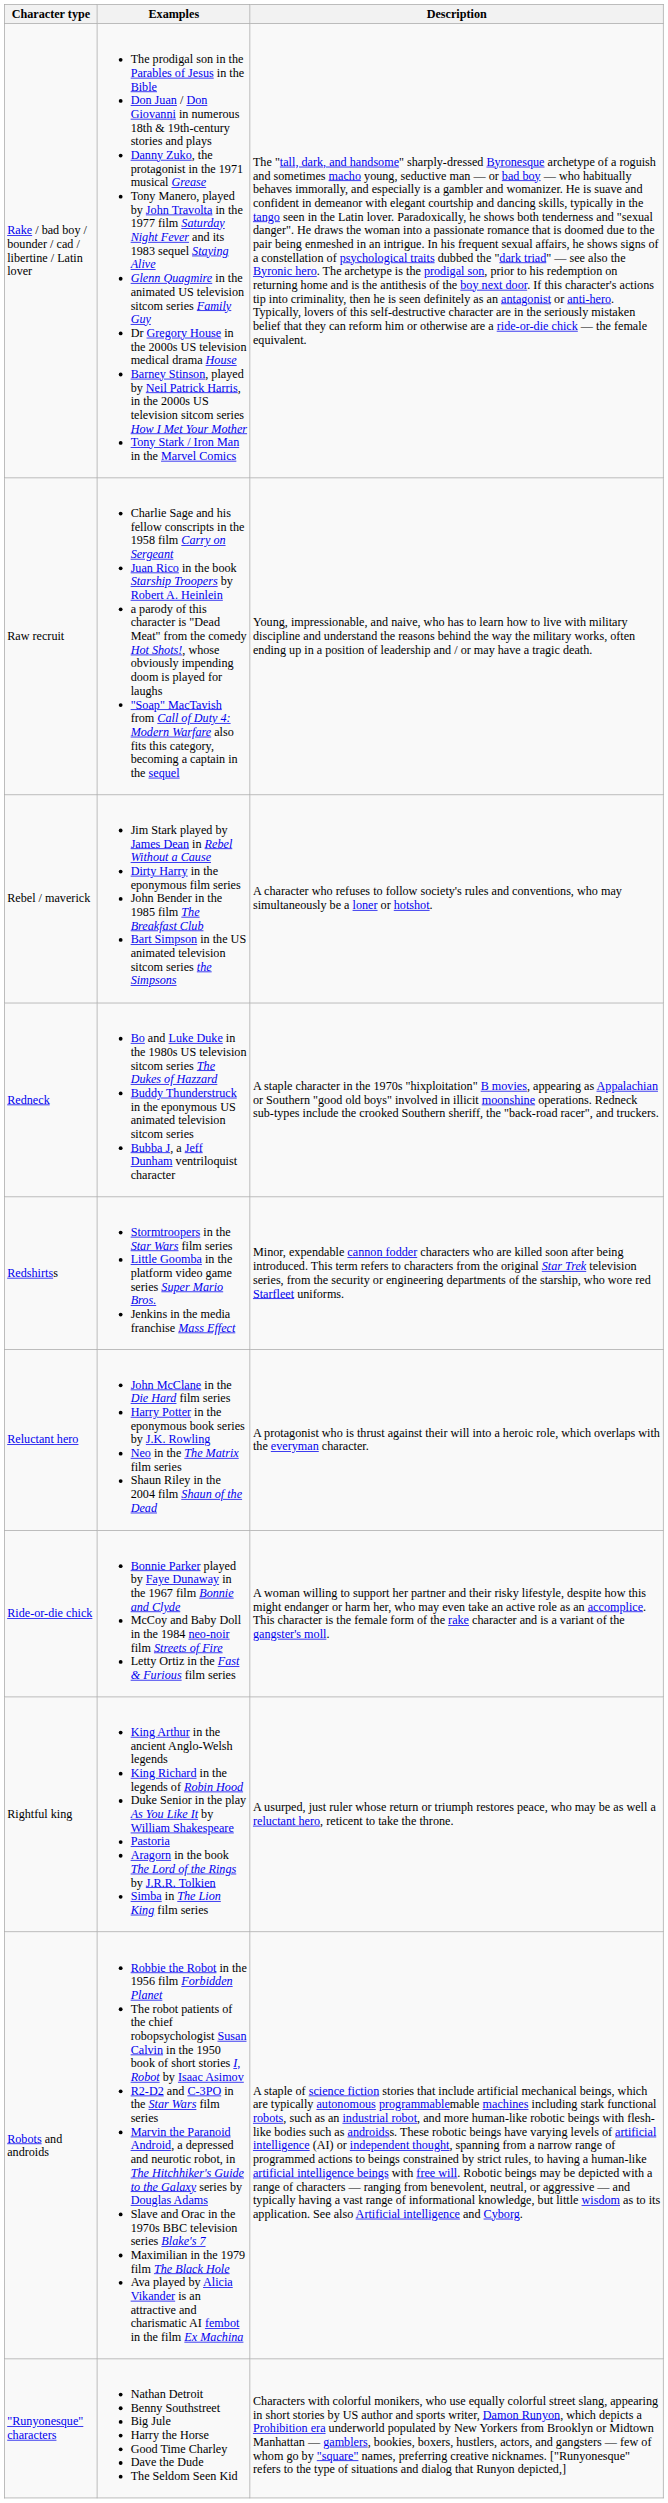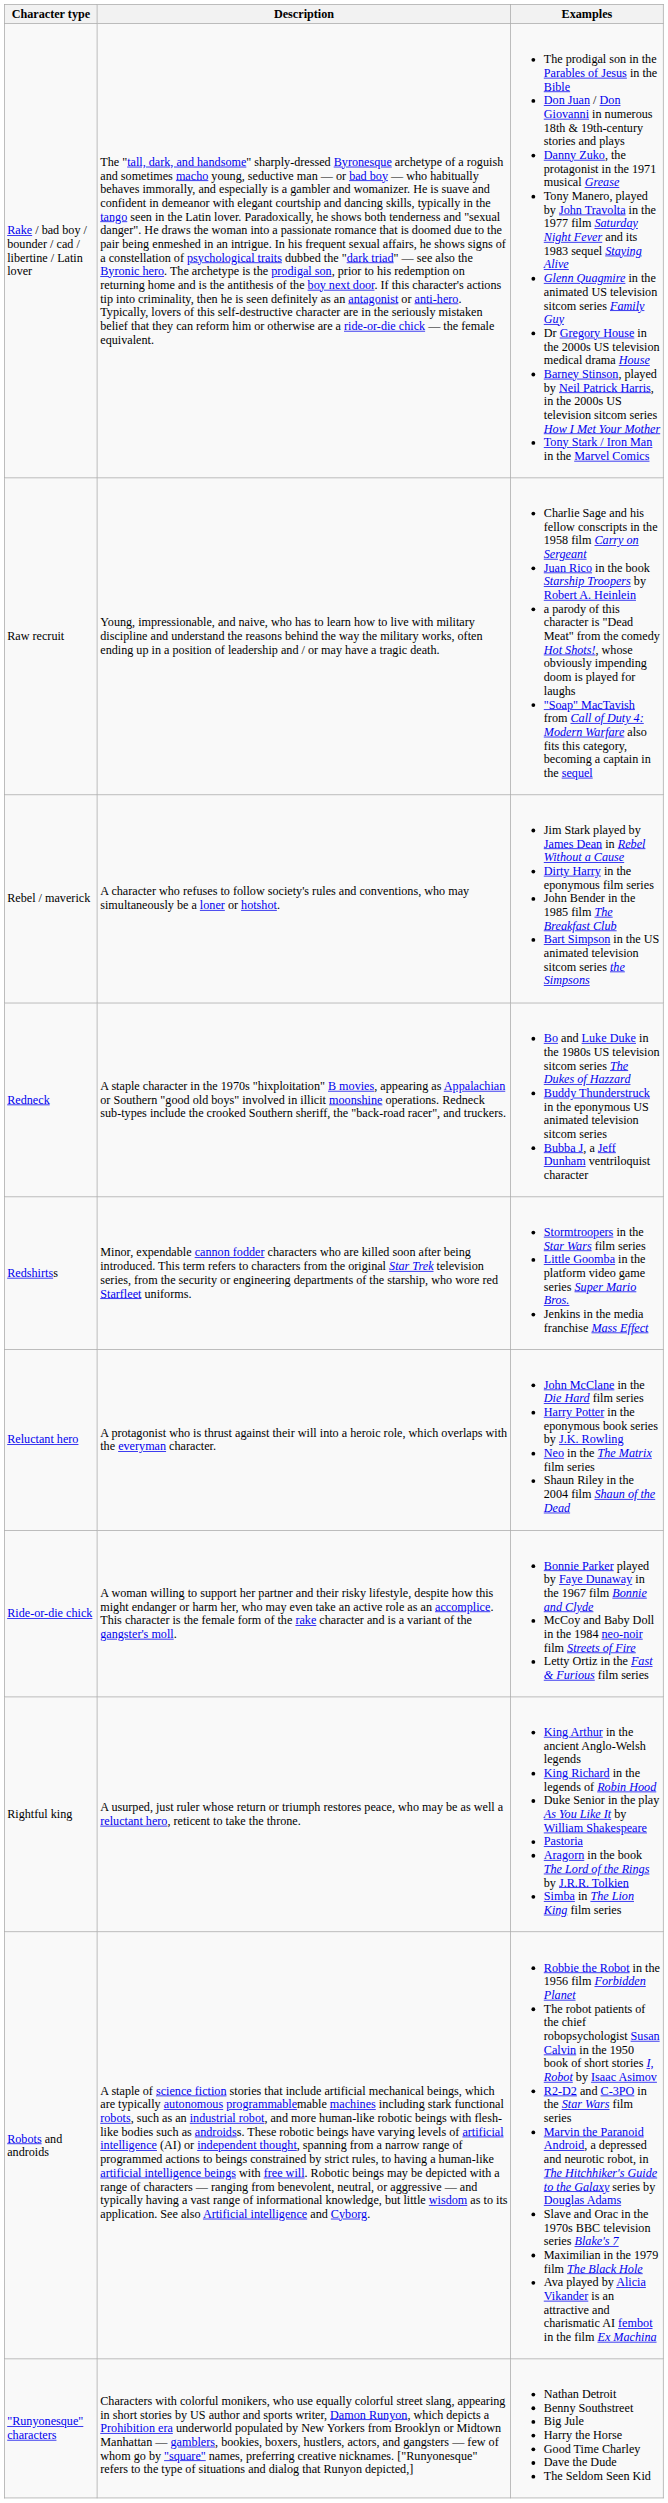columns swapped: (457, 14) <-> (174, 14)
